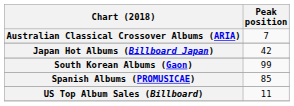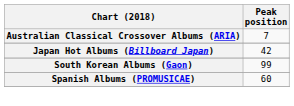(266, 79) 85 -> (266, 79) 60
- row: (124, 94)
